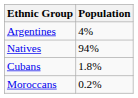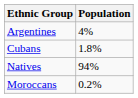rows swapped: (24, 48) <-> (24, 66)
